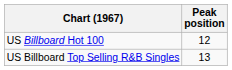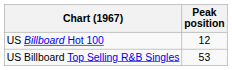(204, 57) 13 -> (204, 57) 53
